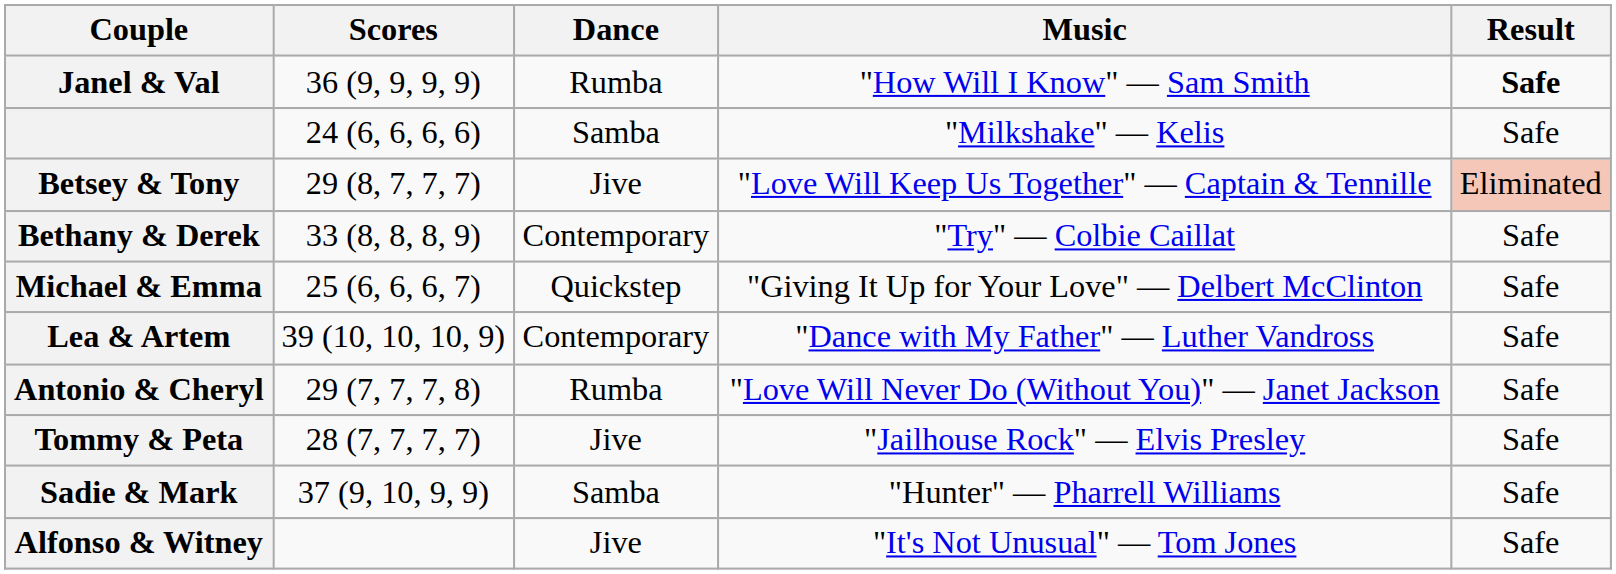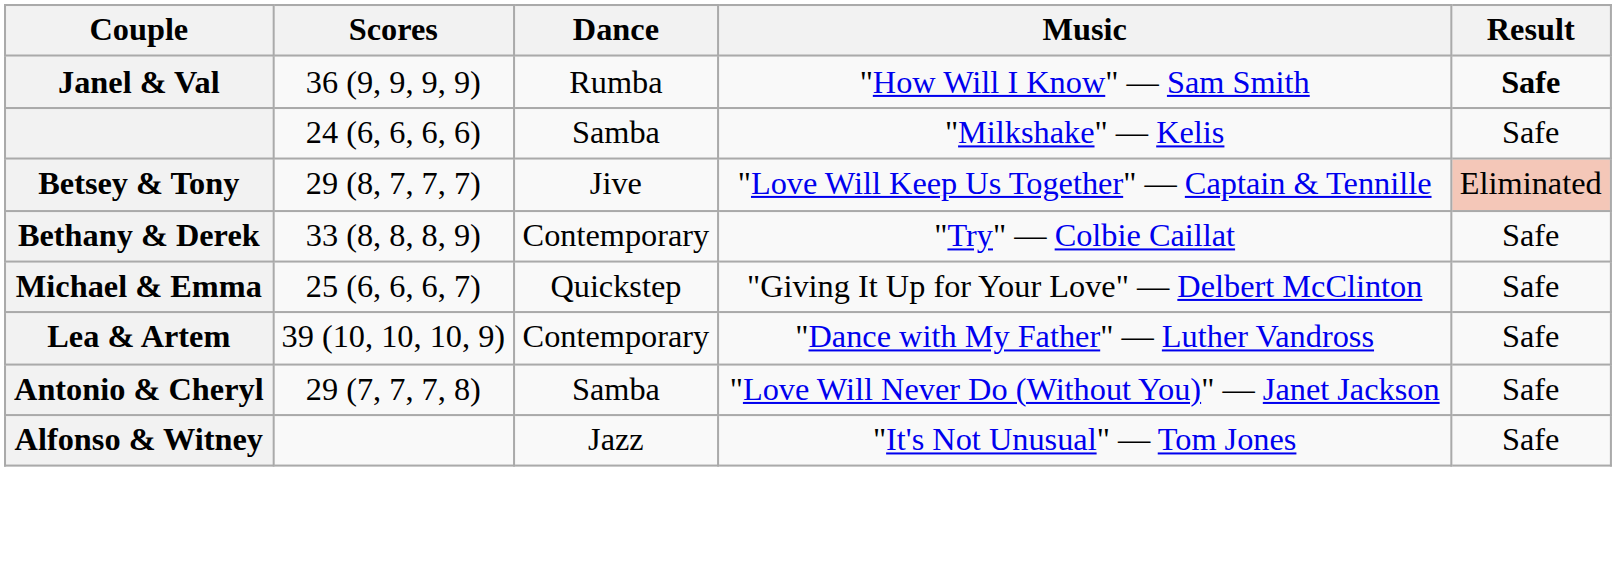(616, 388) Rumba -> (616, 388) Samba
- row: (139, 440)
- row: (139, 491)
(616, 542) Jive -> (616, 440) Jazz
